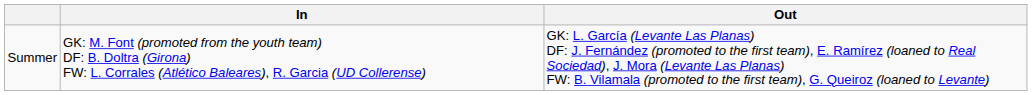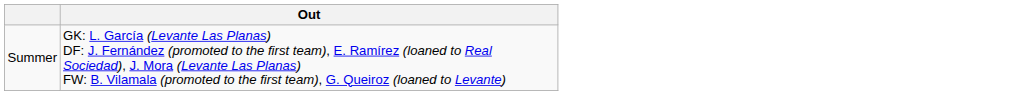- column: (302, 14)
